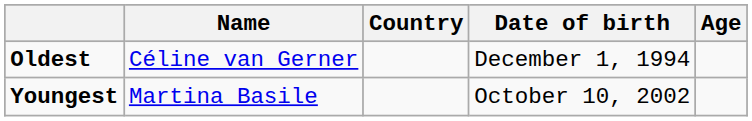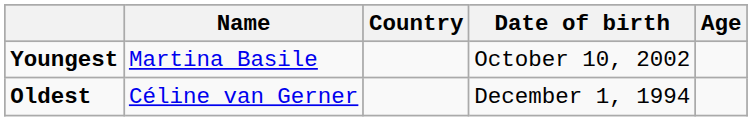rows swapped: (64, 97) <-> (51, 60)
